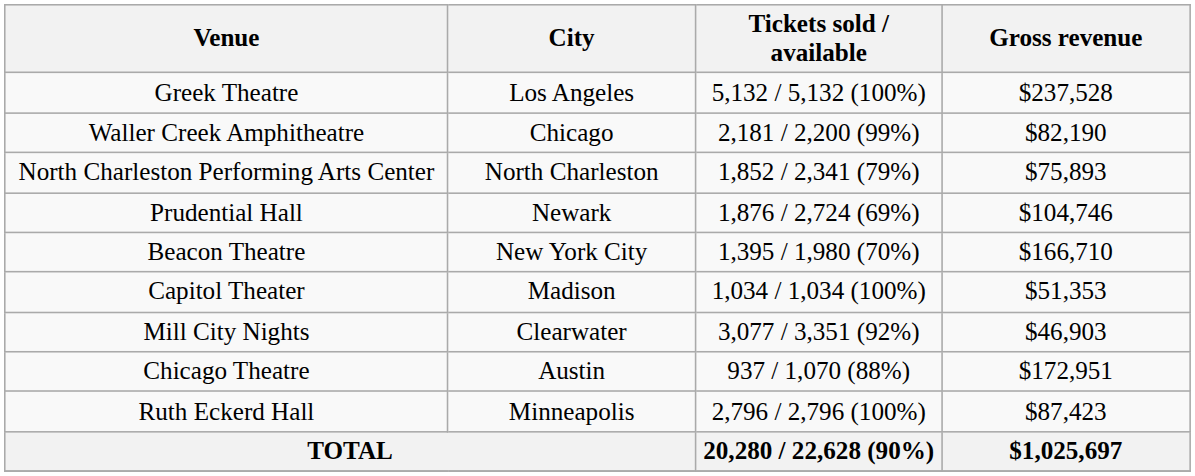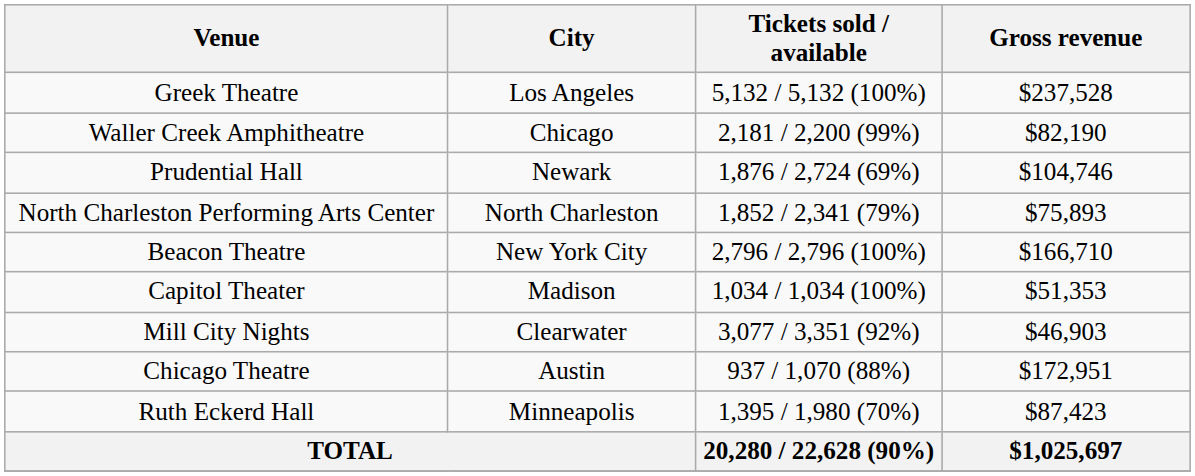rows swapped: (226, 172) <-> (226, 212)
(819, 251) 1,395 / 1,980 (70%) -> (819, 251) 2,796 / 2,796 (100%)
(819, 411) 2,796 / 2,796 (100%) -> (819, 411) 1,395 / 1,980 (70%)
